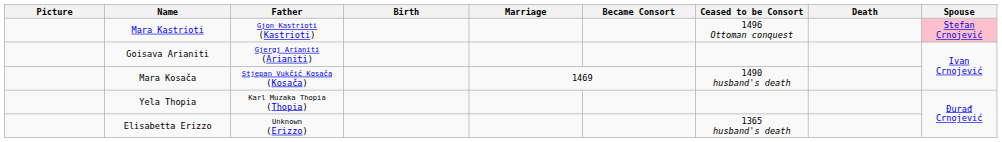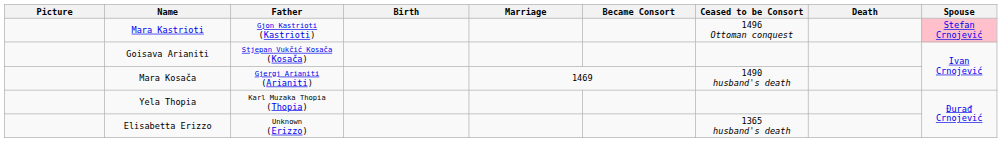(287, 55) Gjergj Arianiti (Arianiti) -> (287, 55) Stjepan Vukčić Kosača (Kosača)
(287, 79) Stjepan Vukčić Kosača (Kosača) -> (287, 79) Gjergj Arianiti (Arianiti)
